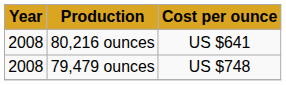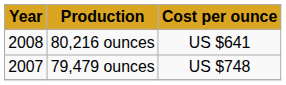(26, 67) 2008 -> (26, 67) 2007
